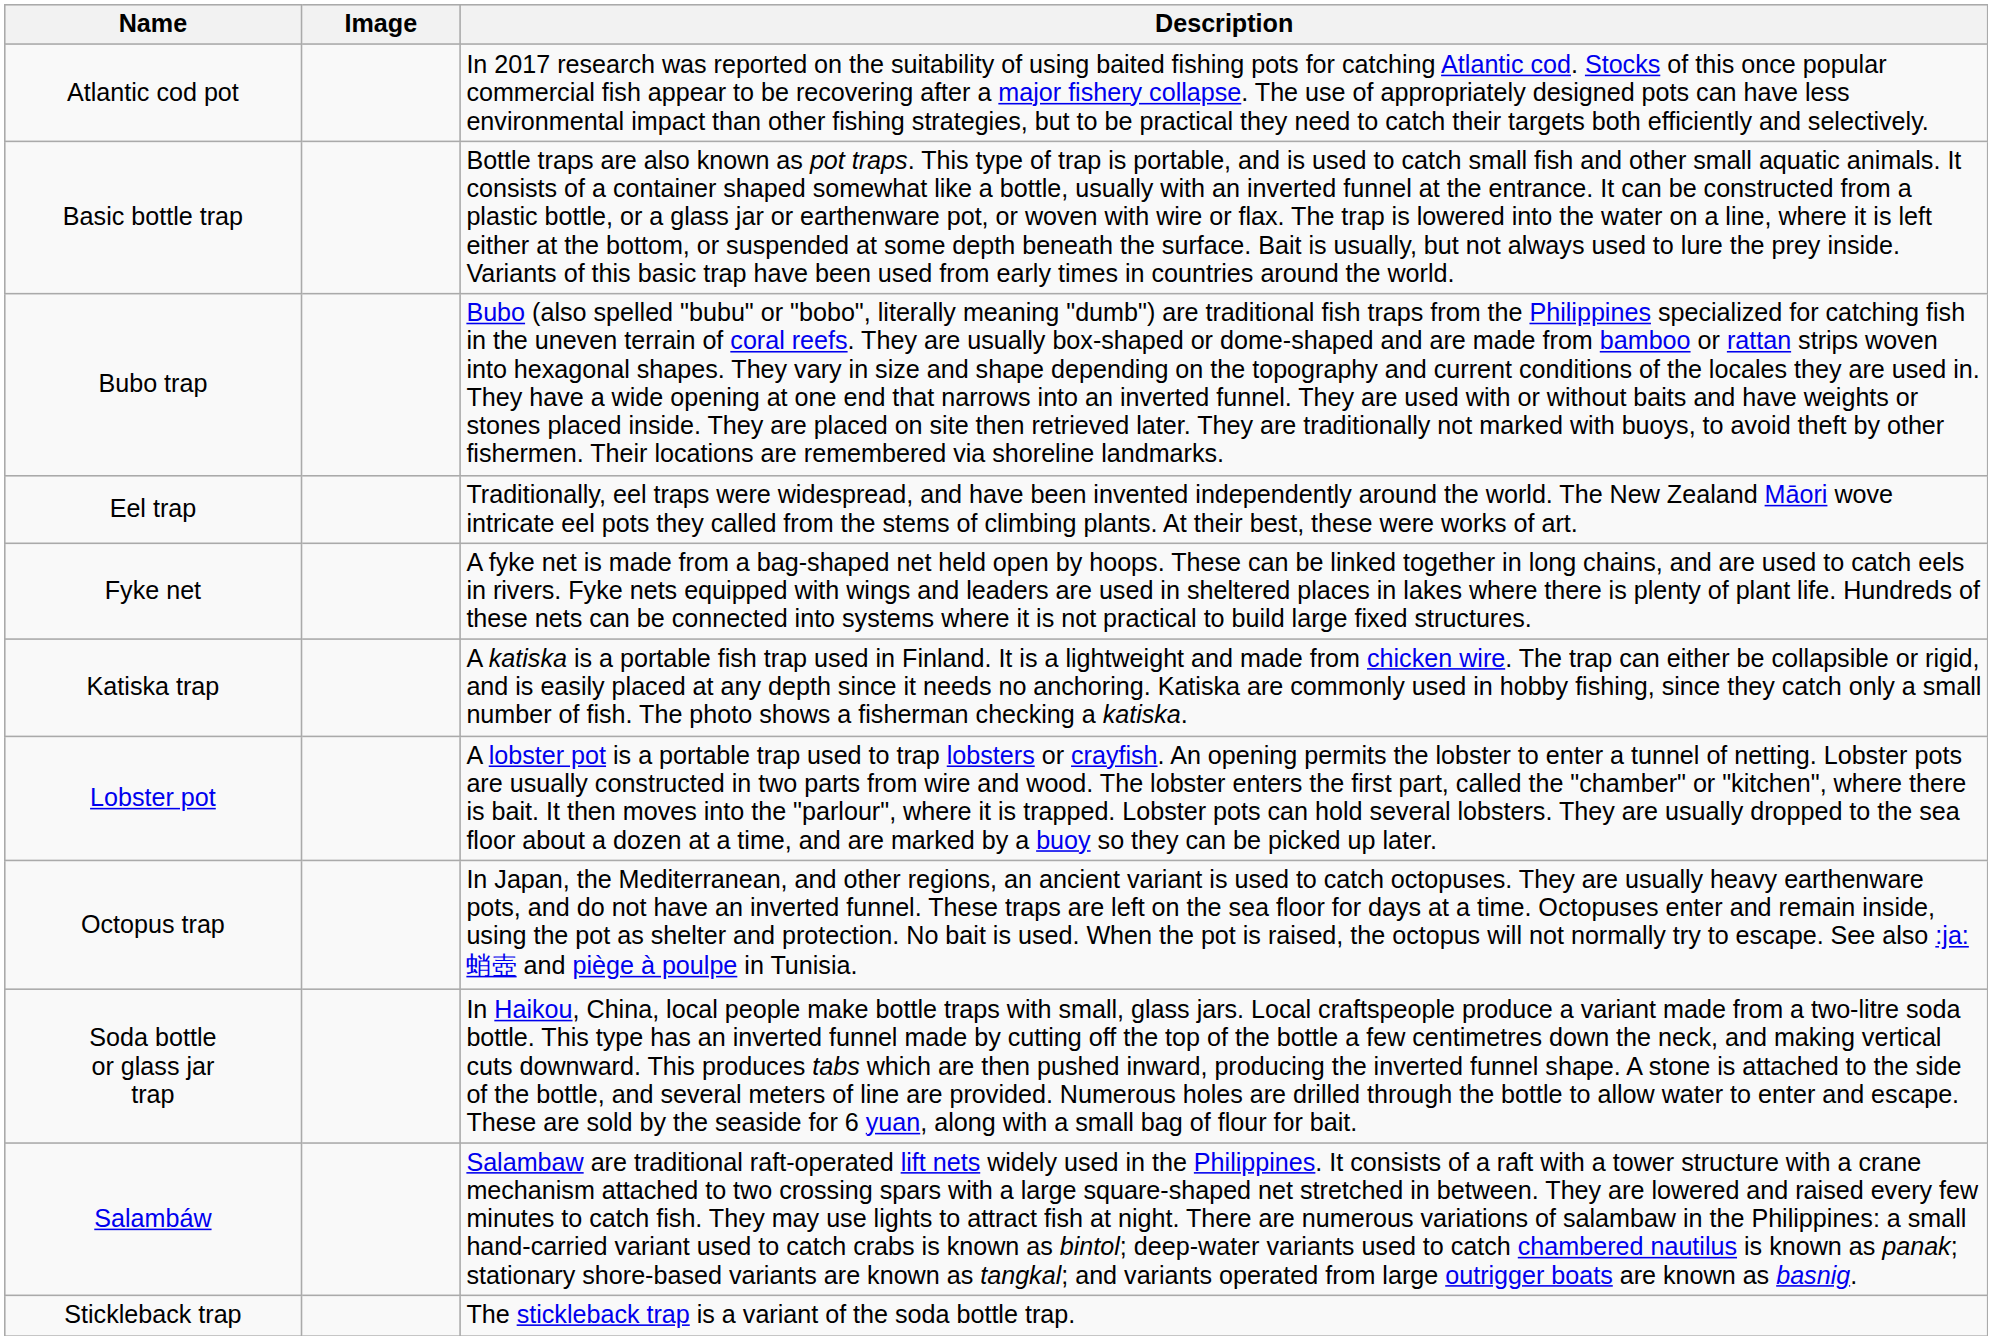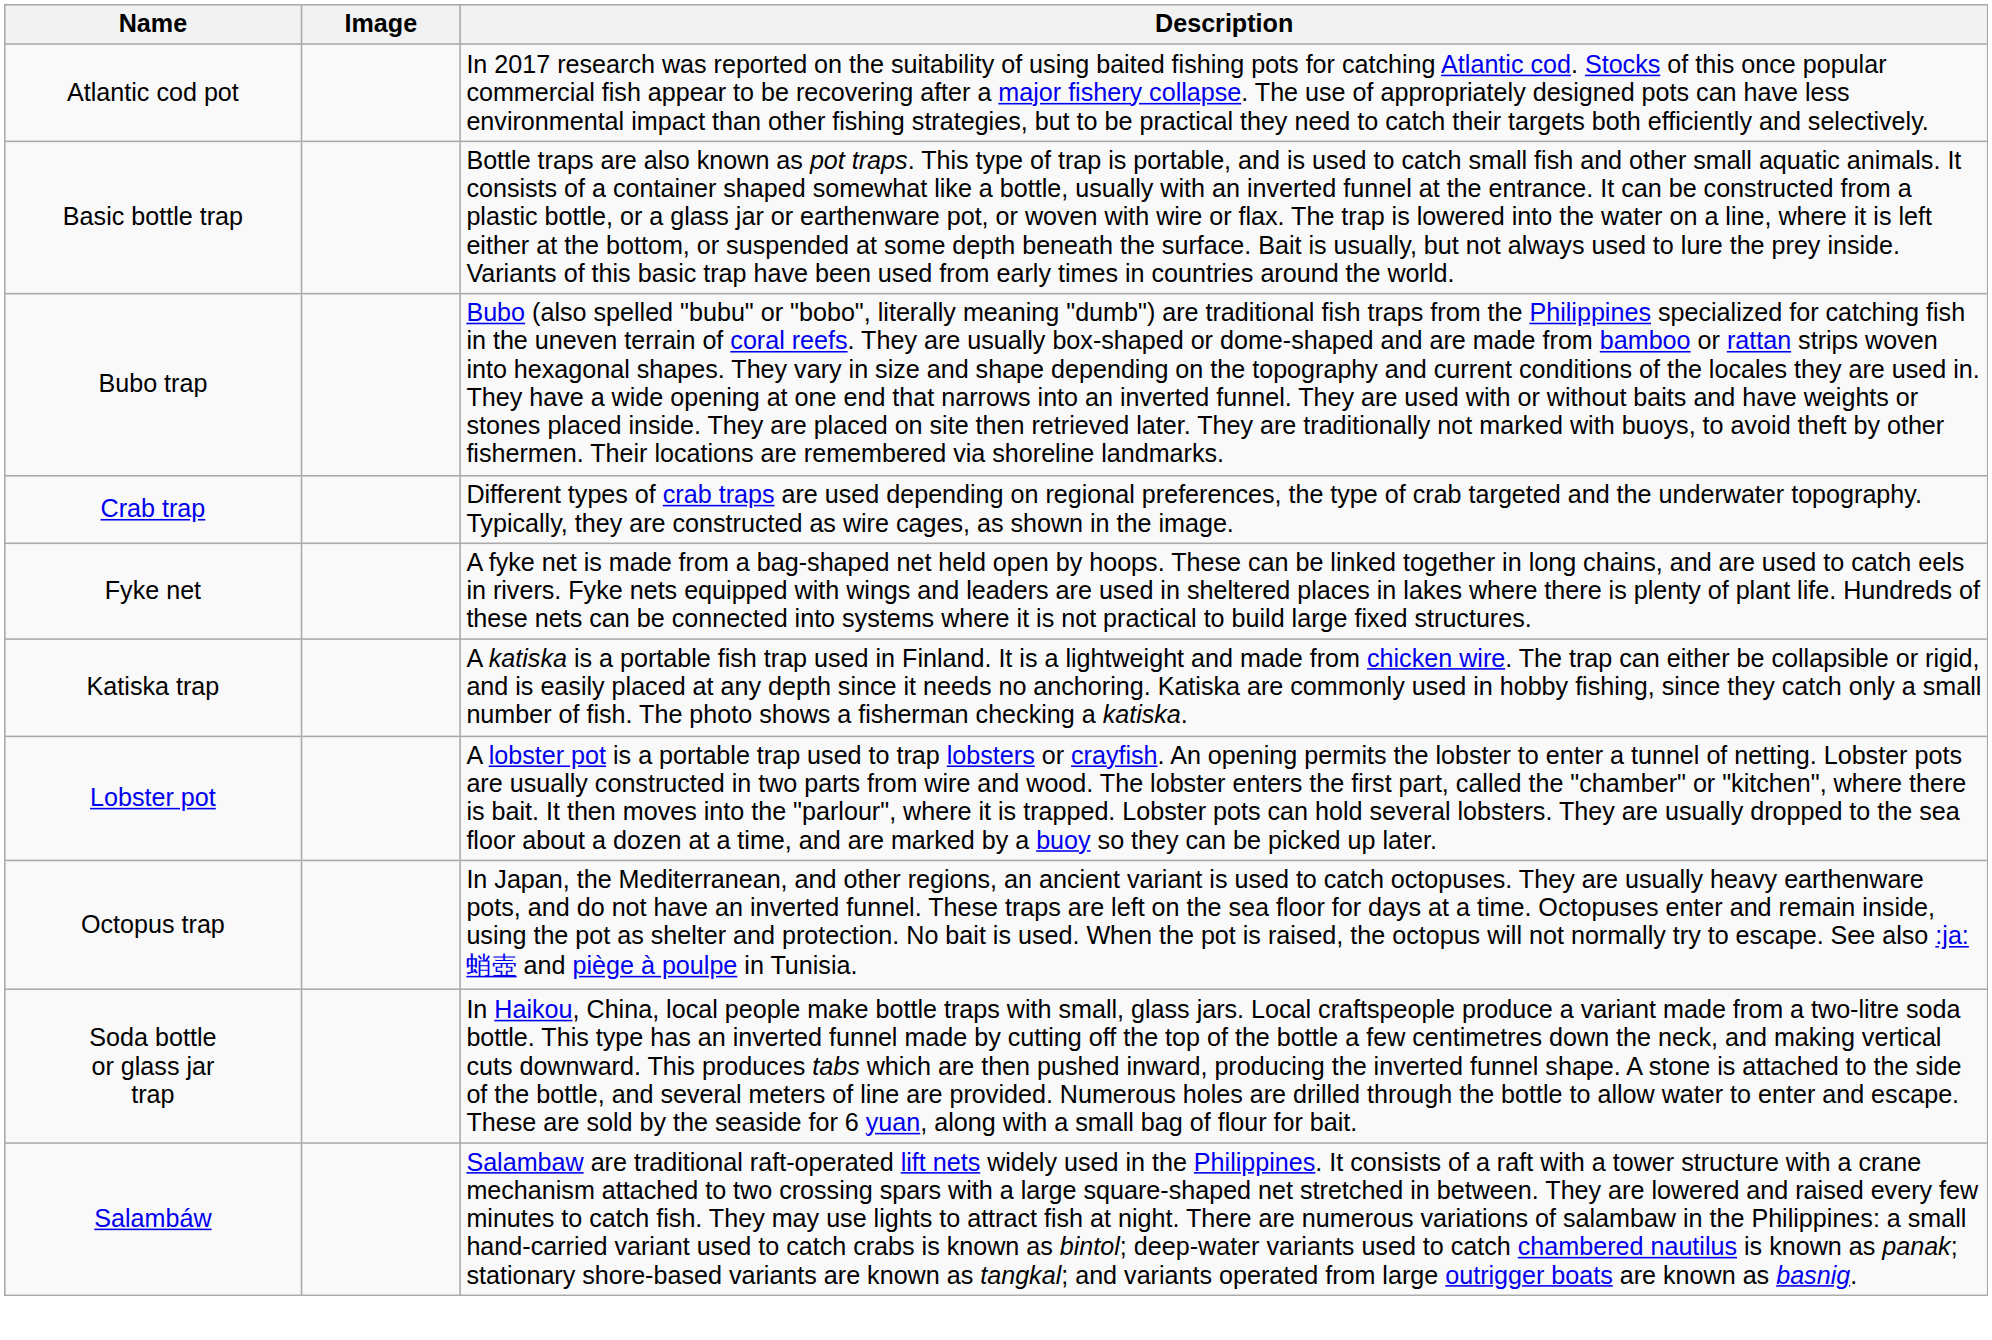+ row: (153, 508)
- row: (153, 508)
- row: (153, 1315)
